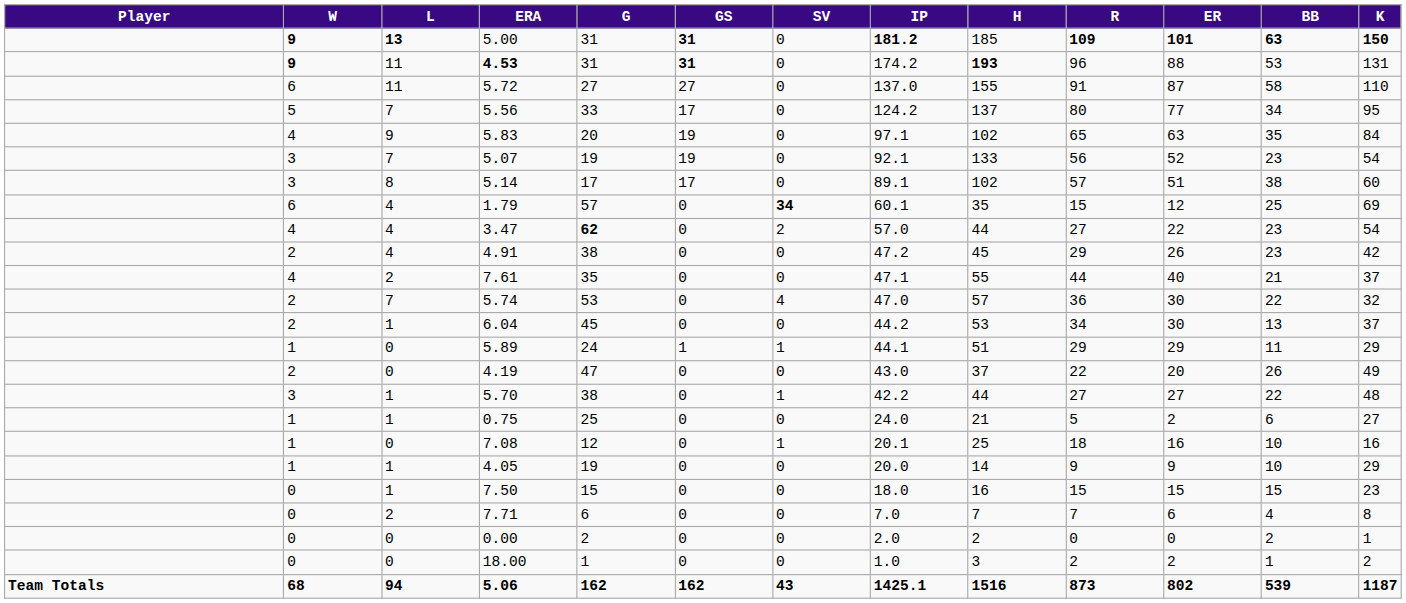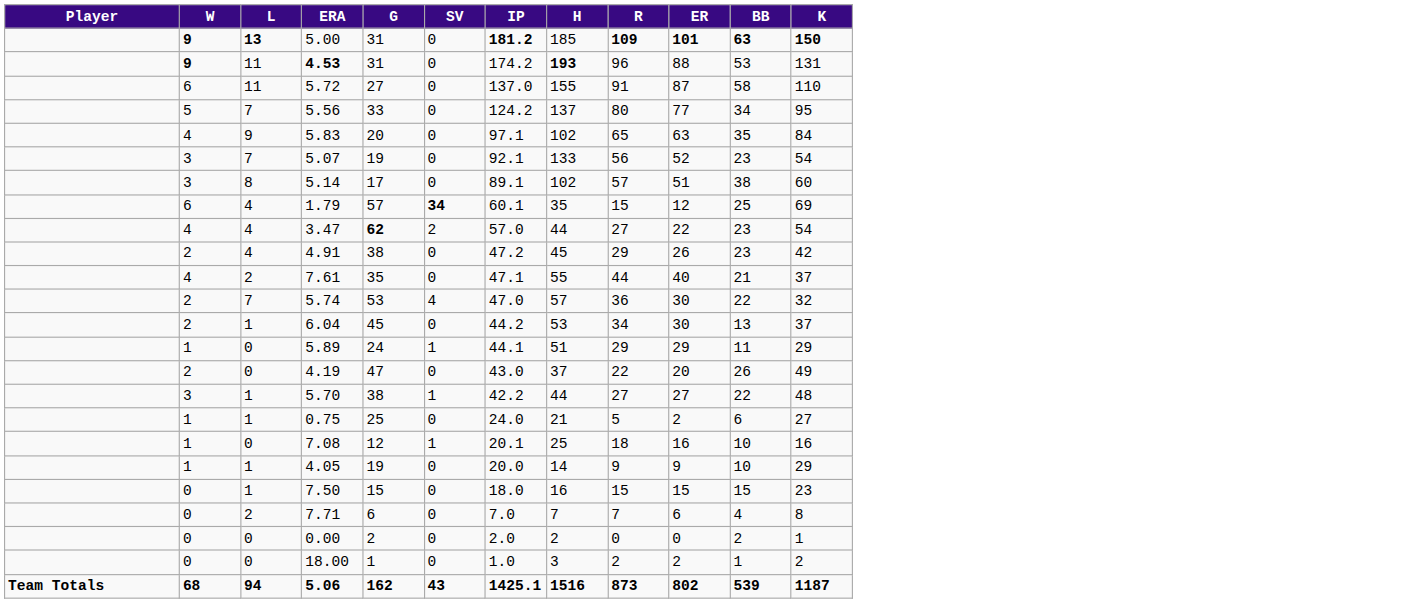- column: (724, 16)
